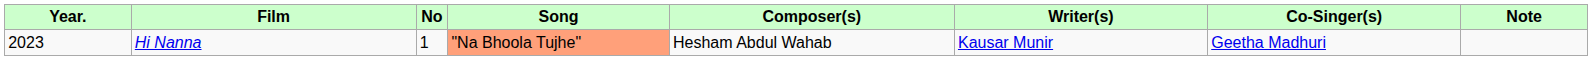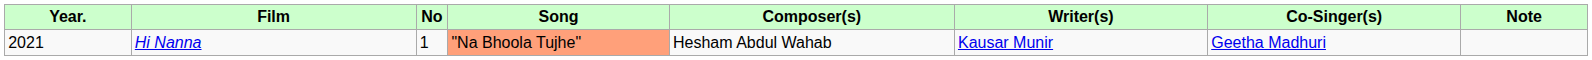(26, 42) 2023 -> (26, 42) 2021
